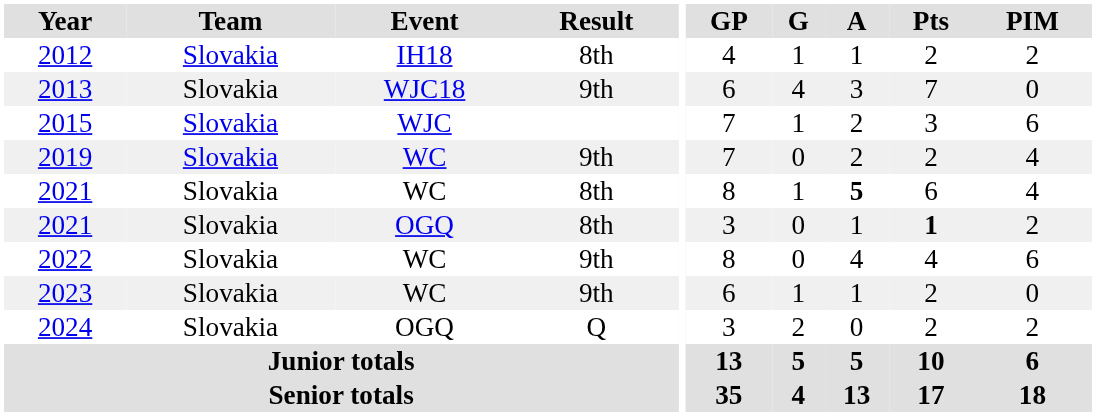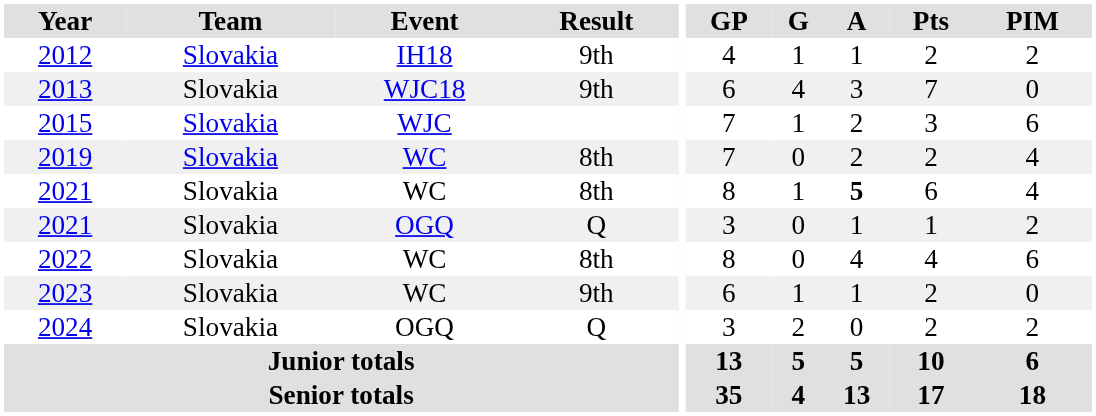(596, 54) 8th -> (596, 54) 9th
(596, 156) 9th -> (596, 156) 8th
(596, 224) 8th -> (596, 224) Q
(931, 224) bold -> (931, 224) normal
(596, 258) 9th -> (596, 258) 8th
